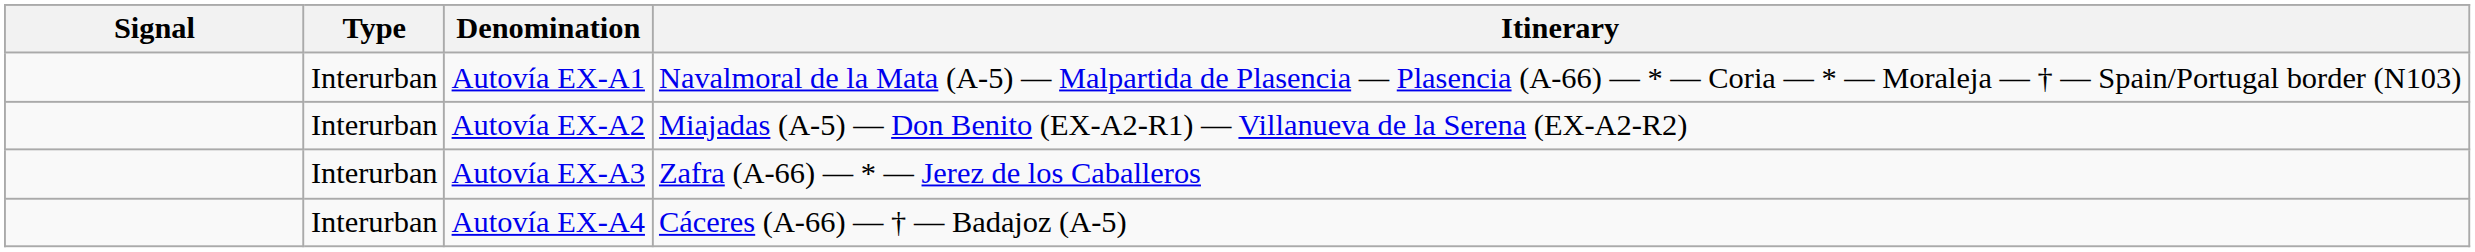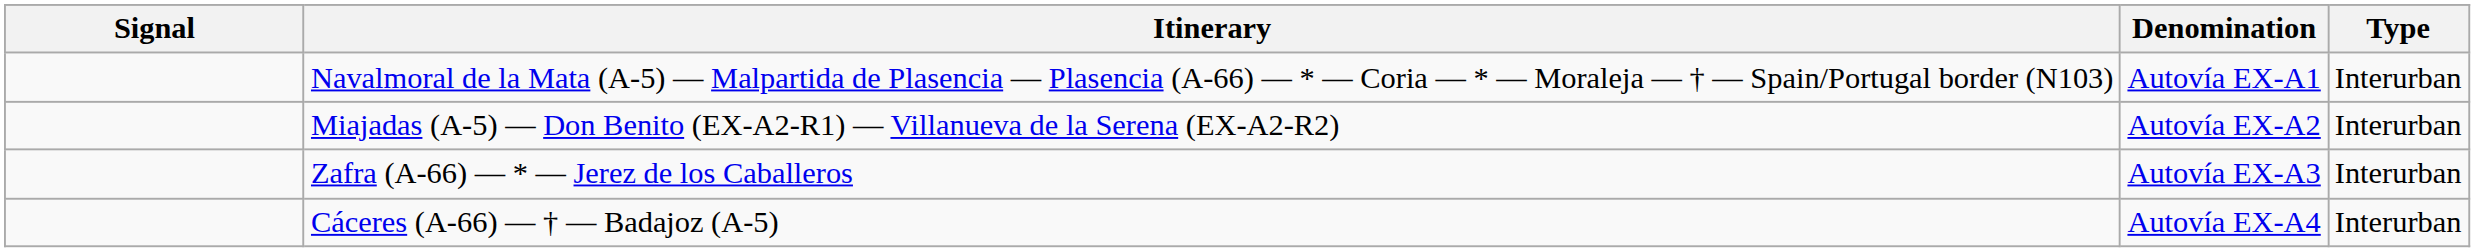columns swapped: (374, 28) <-> (1560, 28)
